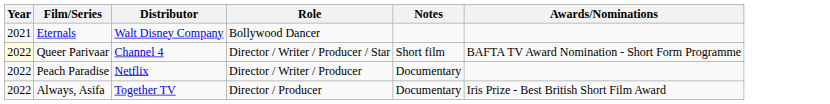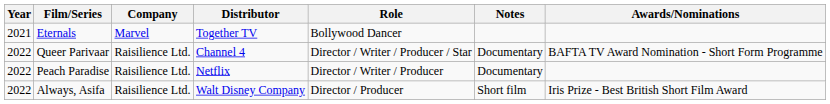+ column: (152, 14)
(169, 33) Walt Disney Company -> (227, 33) Together TV
(19, 52) lightyellow background -> (19, 52) no background
(420, 52) Short film -> (510, 52) Documentary
(145, 90) Together TV -> (251, 90) Walt Disney Company
(428, 90) Documentary -> (502, 90) Short film
